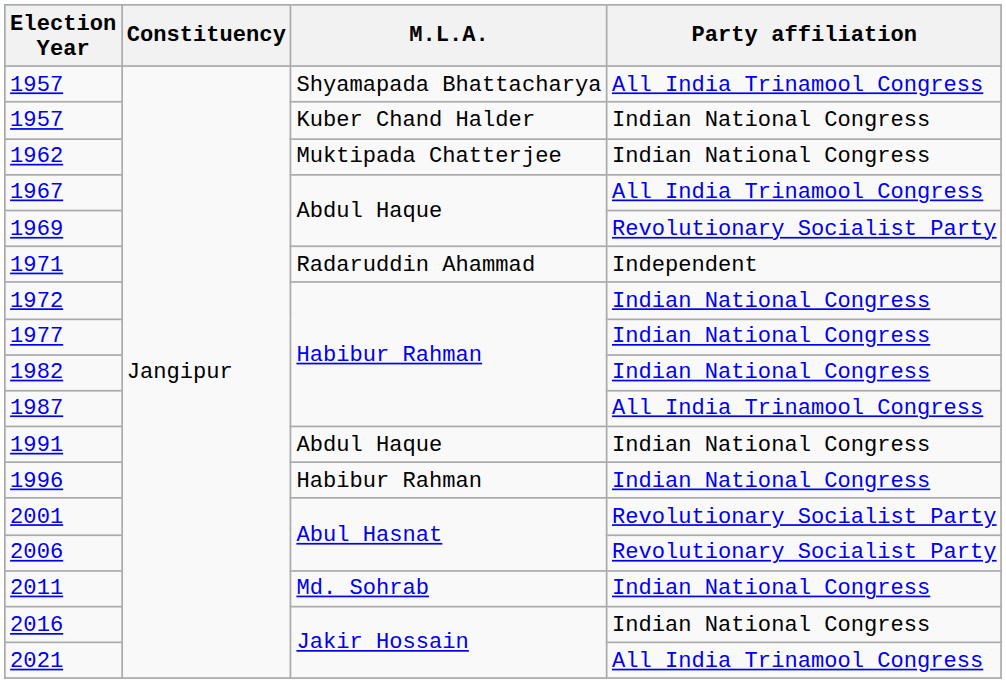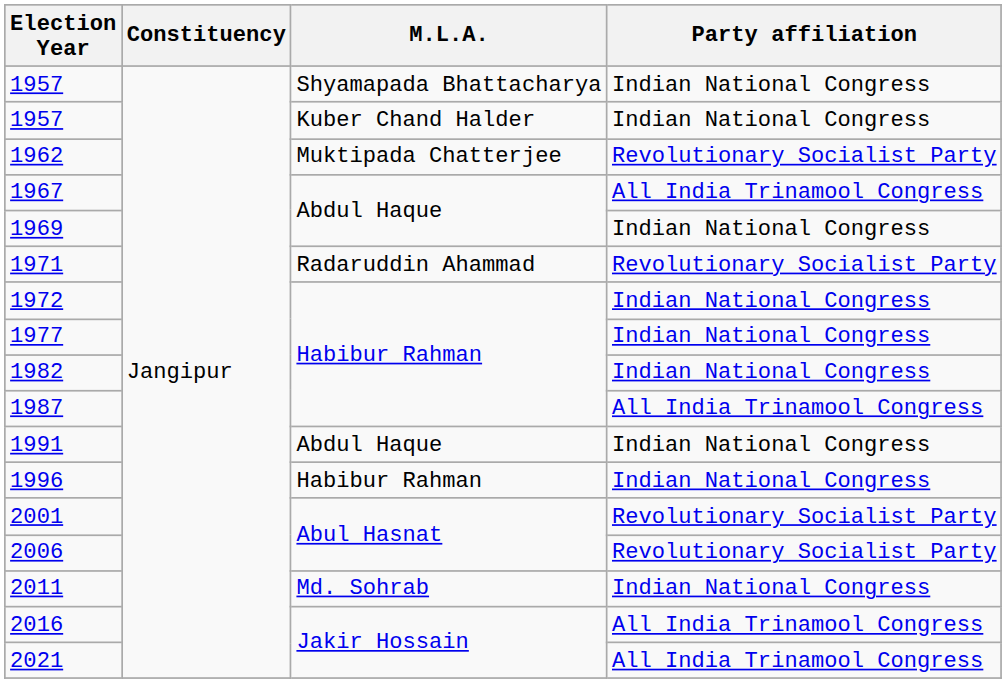(798, 84) All India Trinamool Congress -> (771, 84) Indian National Congress
(771, 156) Indian National Congress -> (804, 156) Revolutionary Socialist Party
(804, 228) Revolutionary Socialist Party -> (771, 228) Indian National Congress
(685, 264) Independent -> (804, 264) Revolutionary Socialist Party
(771, 625) Indian National Congress -> (798, 625) All India Trinamool Congress
